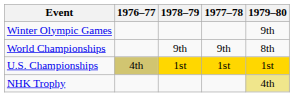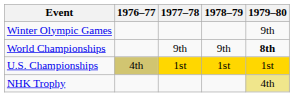columns swapped: (224, 13) <-> (180, 13)
(267, 48) normal -> (267, 48) bold
